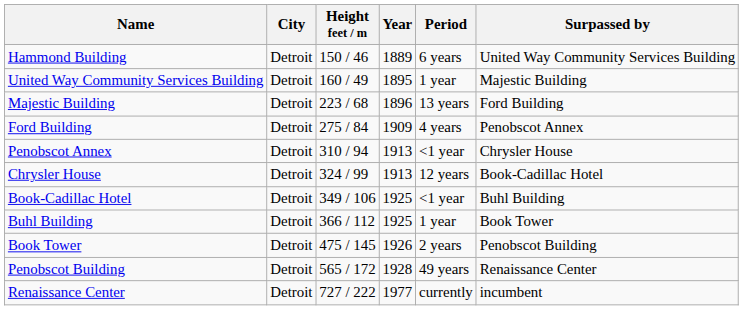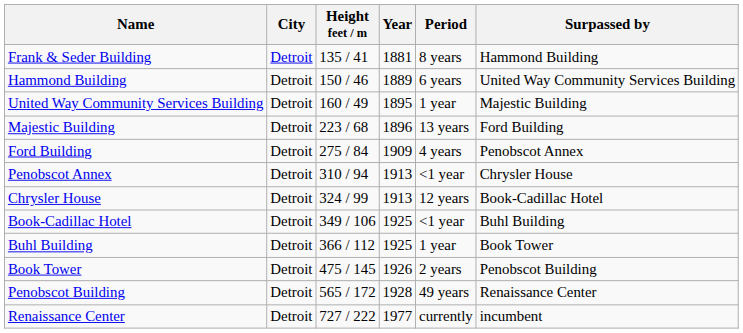+ row: (80, 56)
